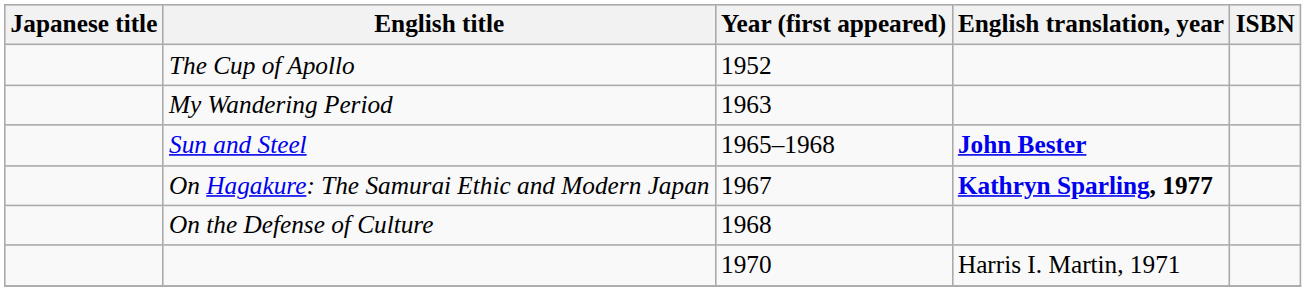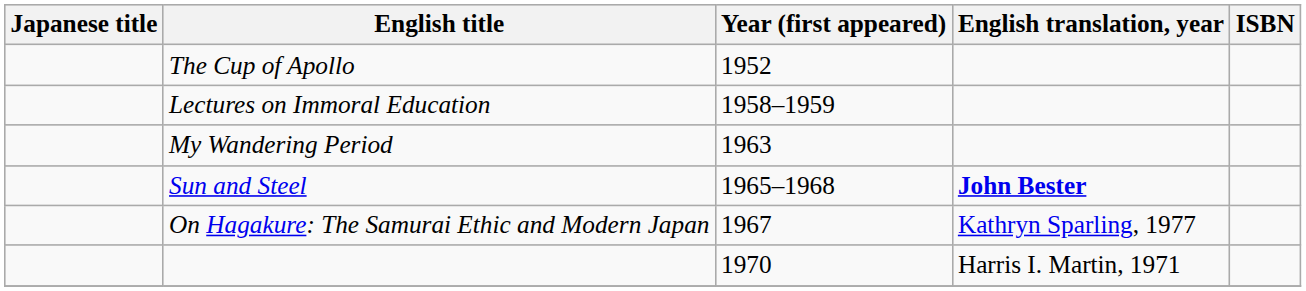+ row: (330, 104)
(1085, 184) bold -> (1077, 225) normal
- row: (301, 225)
